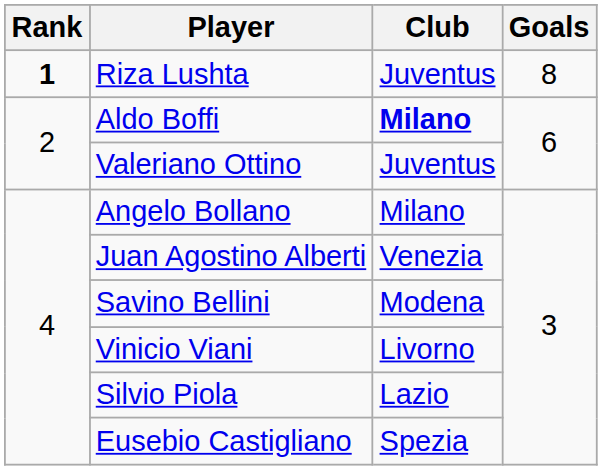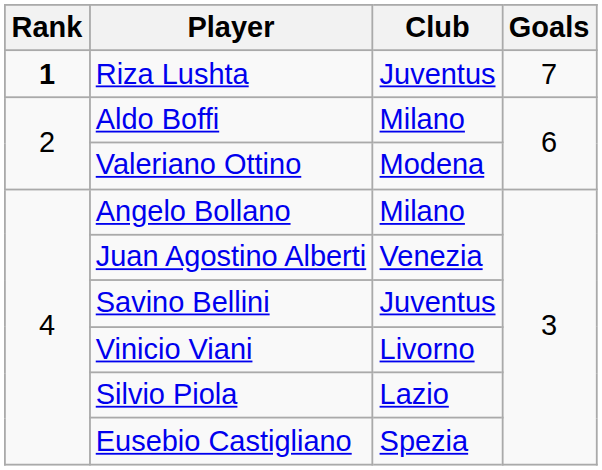(549, 73) 8 -> (549, 73) 7
(425, 119) bold -> (422, 119) normal
(438, 165) Juventus -> (432, 165) Modena
(432, 303) Modena -> (438, 303) Juventus
